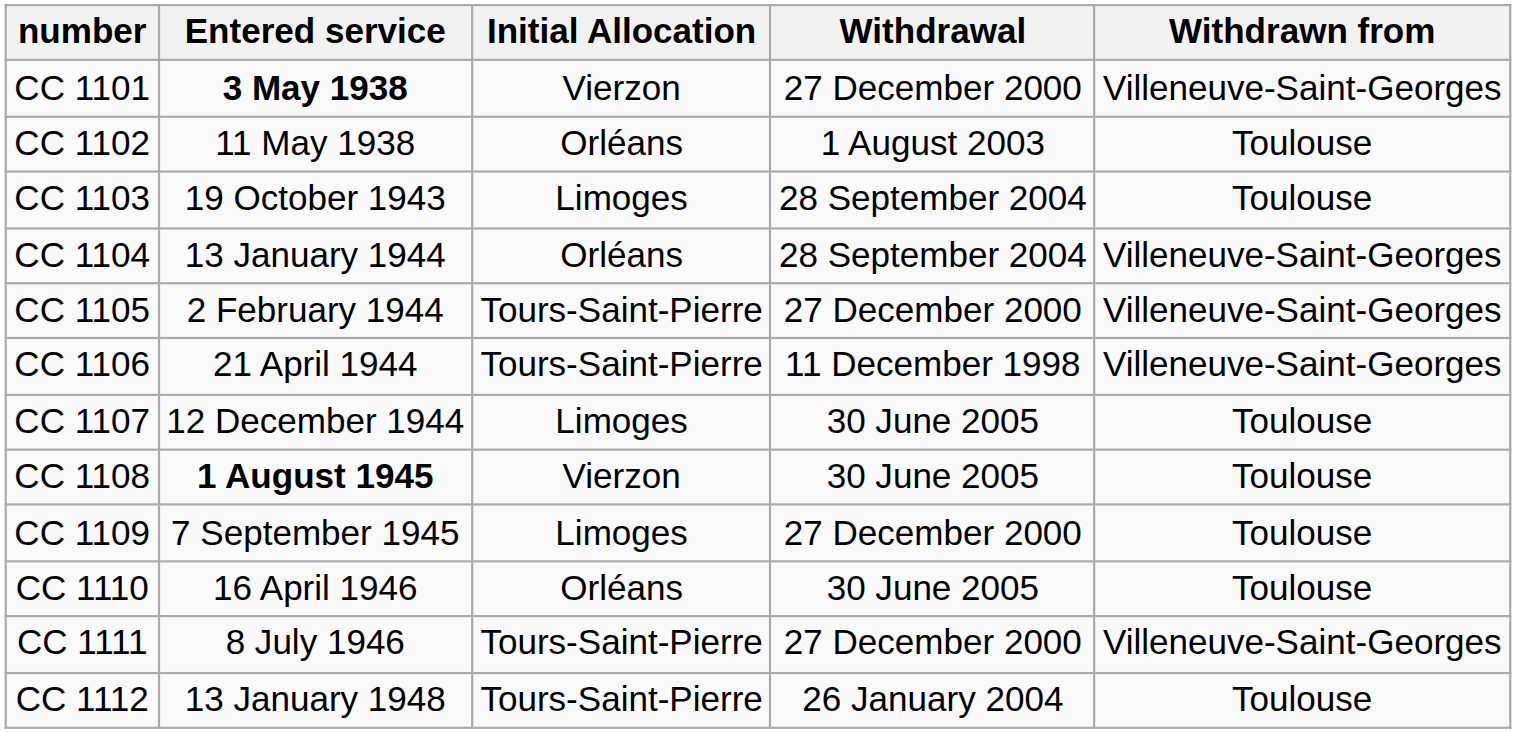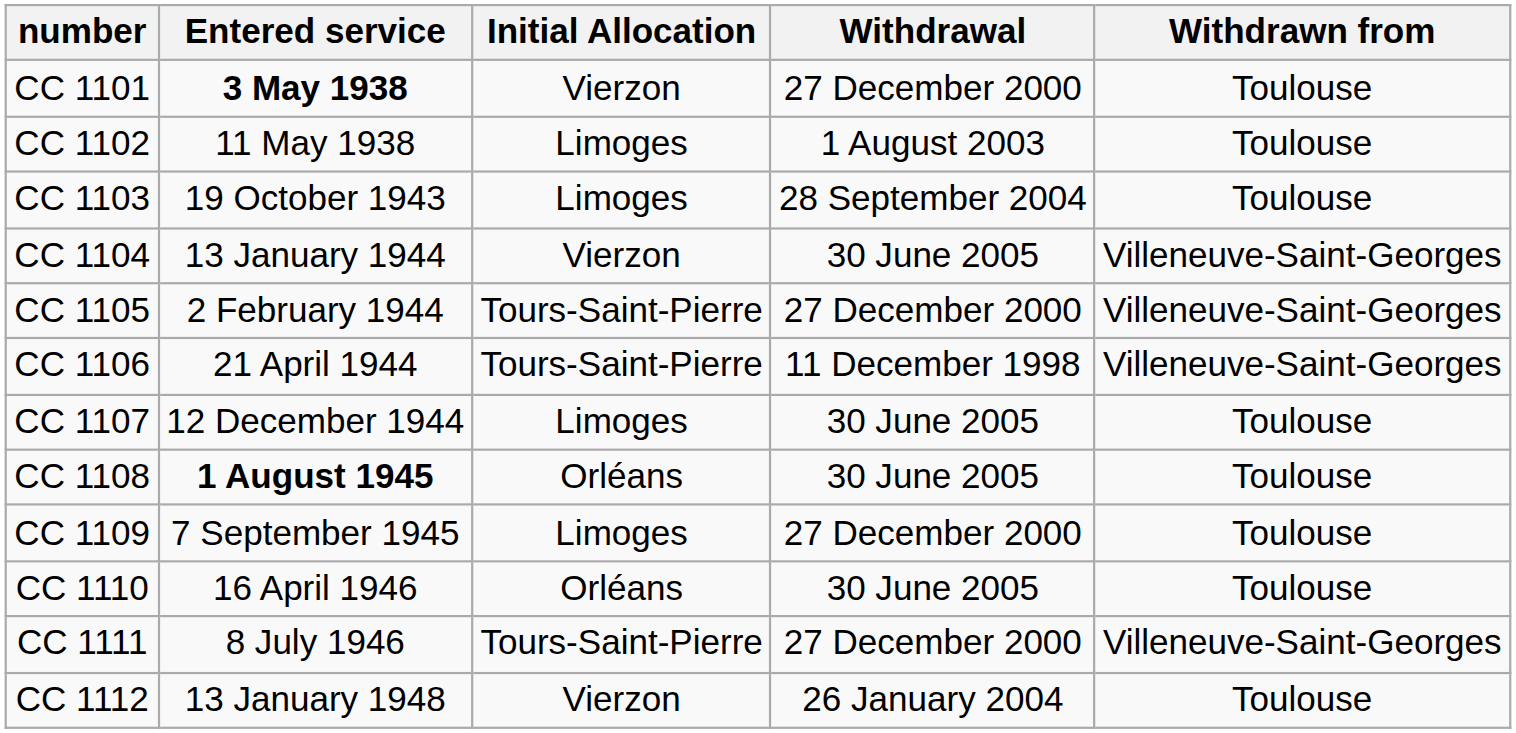(1302, 87) Villeneuve-Saint-Georges -> (1302, 87) Toulouse
(622, 143) Orléans -> (622, 143) Limoges
(622, 254) Orléans -> (622, 254) Vierzon
(933, 254) 28 September 2004 -> (933, 254) 30 June 2005
(622, 476) Vierzon -> (622, 476) Orléans
(622, 699) Tours-Saint-Pierre -> (622, 699) Vierzon
